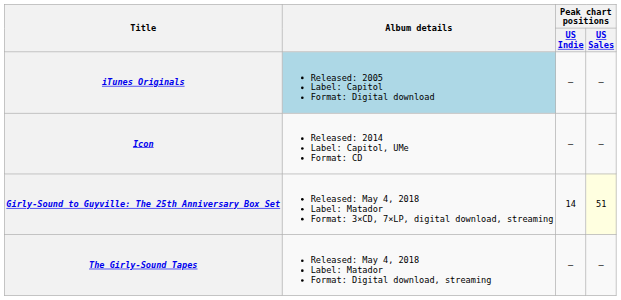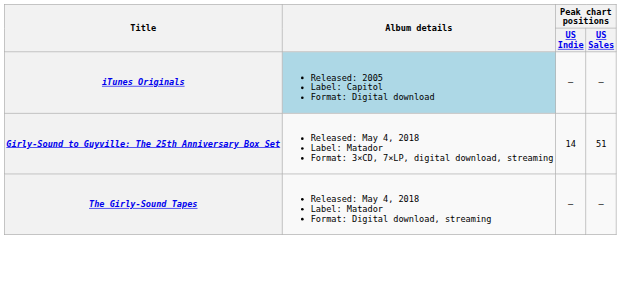- row: (143, 143)
(601, 204) lightyellow background -> (601, 143) no background
